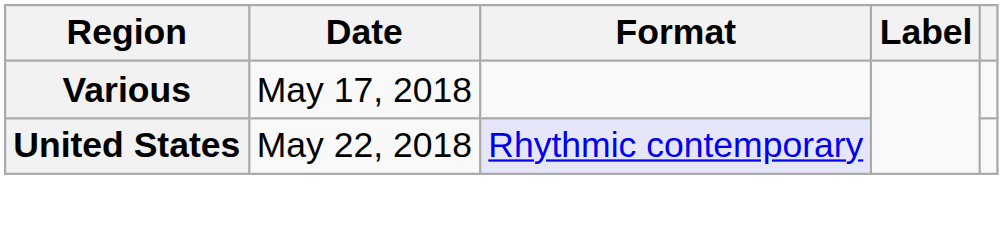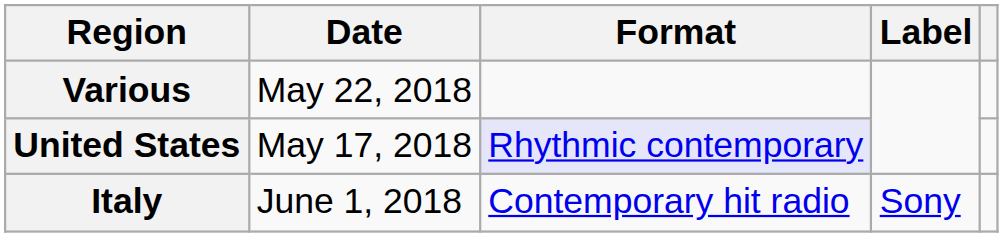(364, 88) May 17, 2018 -> (364, 88) May 22, 2018
(364, 145) May 22, 2018 -> (364, 145) May 17, 2018
+ row: (127, 201)
